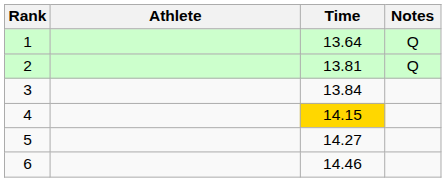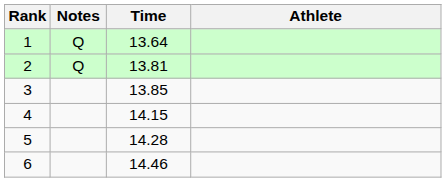columns swapped: (175, 16) <-> (413, 16)
(342, 90) 13.84 -> (148, 90) 13.85
(342, 115) gold background -> (148, 115) no background
(342, 139) 14.27 -> (148, 139) 14.28
